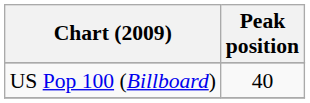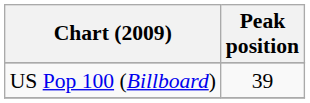(262, 80) 40 -> (262, 80) 39
